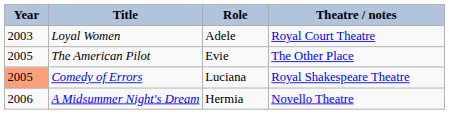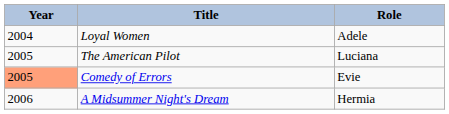- column: (356, 15)
(20, 36) 2003 -> (20, 36) 2004
(217, 57) Evie -> (358, 57) Luciana
(226, 78) Luciana -> (349, 78) Evie
